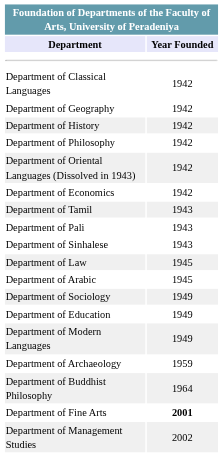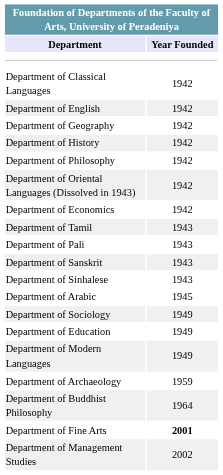+ row: (53, 108)
+ row: (54, 262)
- row: (46, 262)
